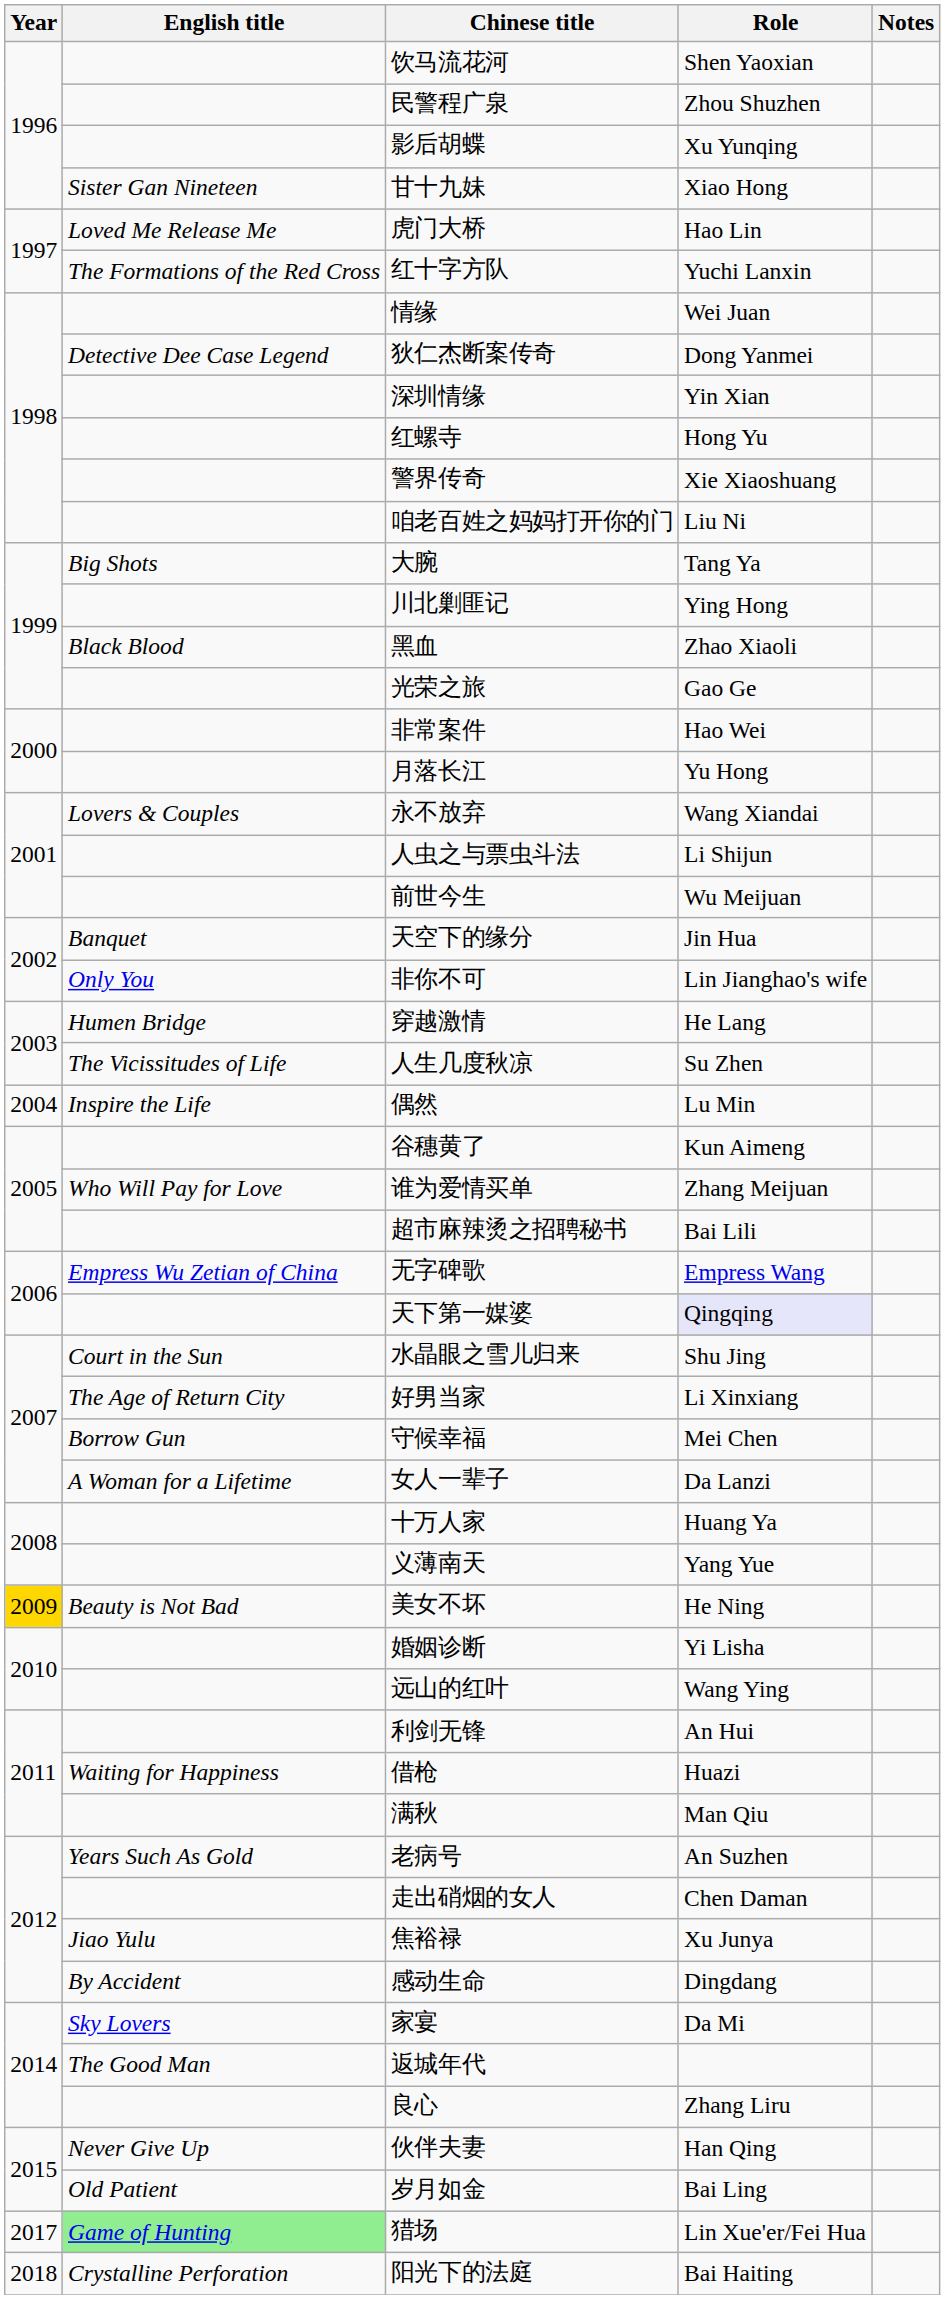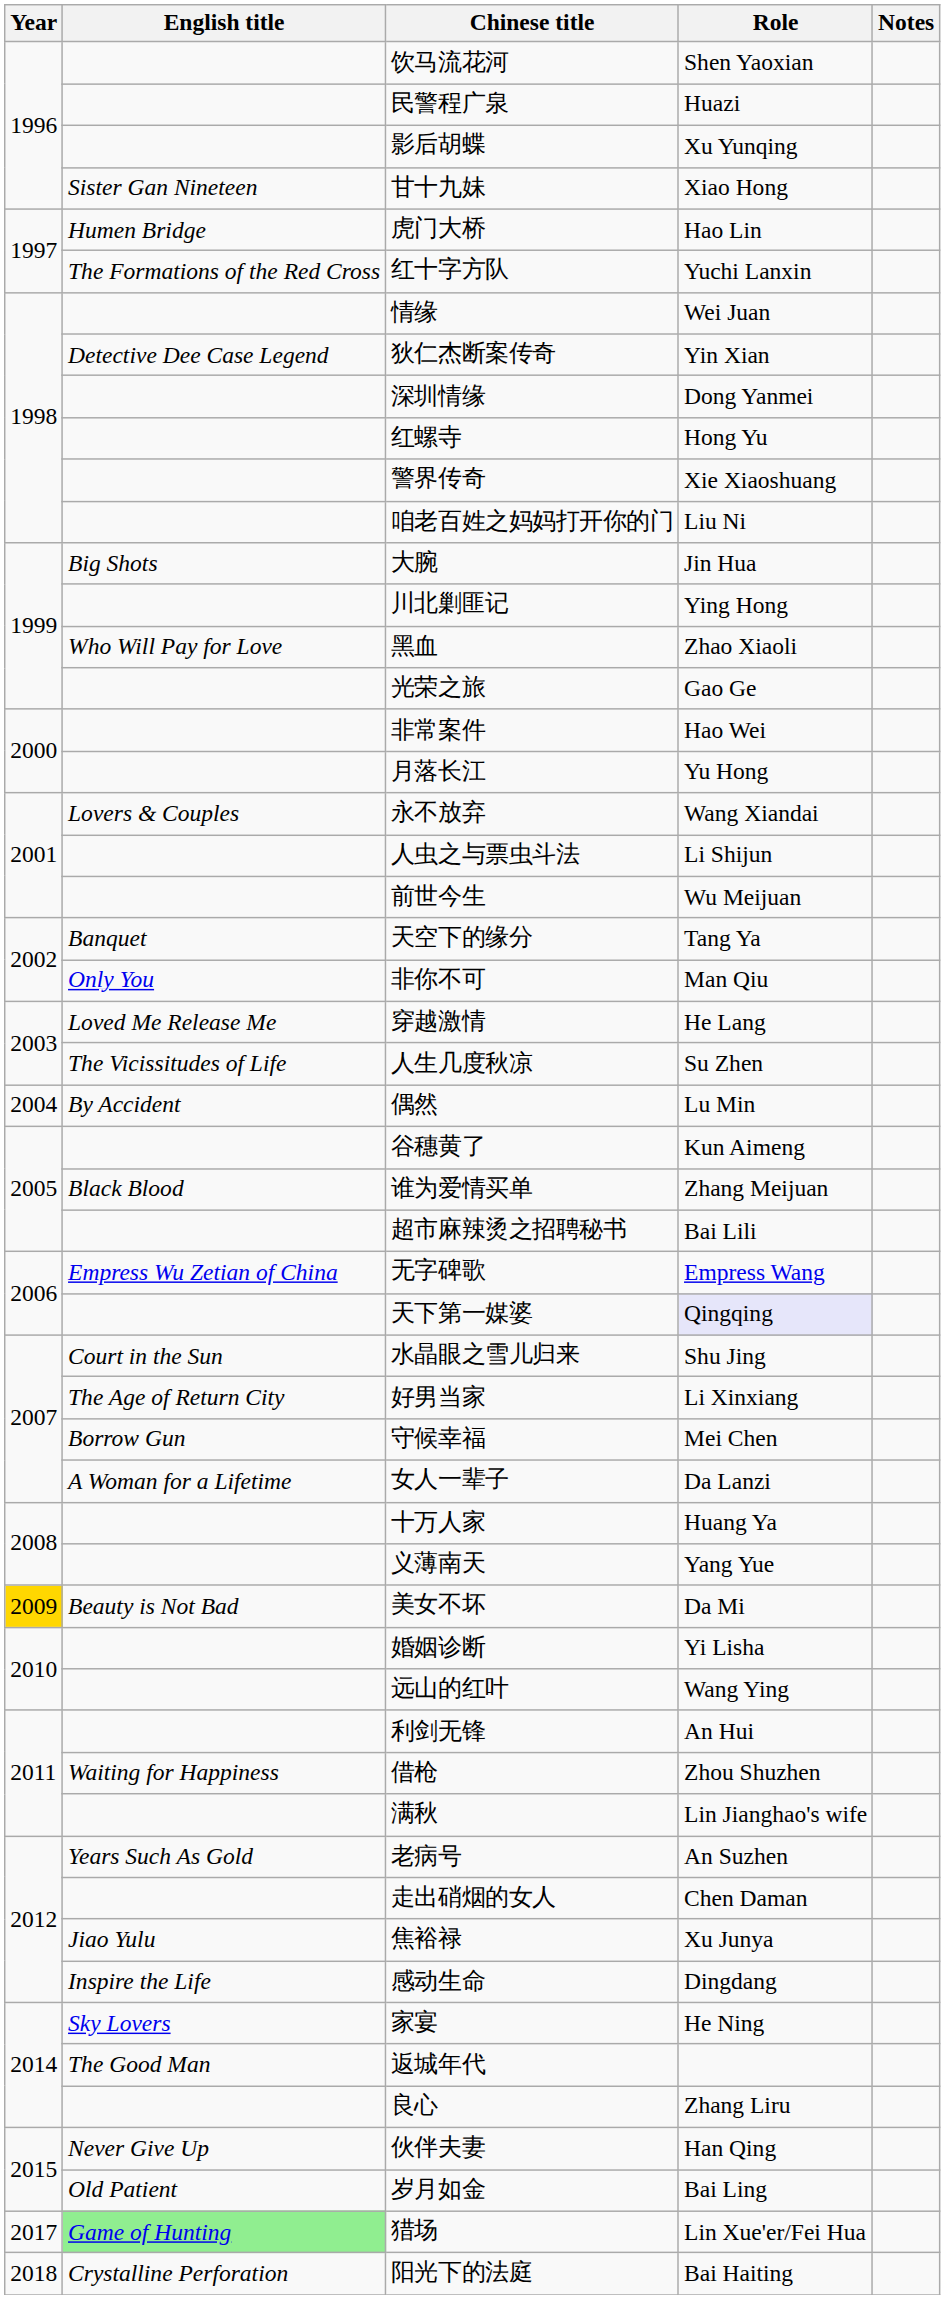(752, 104) Zhou Shuzhen -> (712, 104) Huazi
(172, 229) Loved Me Release Me -> (137, 229) Humen Bridge
(749, 354) Dong Yanmei -> (727, 354) Yin Xian
(727, 396) Yin Xian -> (749, 396) Dong Yanmei
(722, 563) Tang Ya -> (720, 563) Jin Hua
(126, 646) Black Blood -> (175, 646) Who Will Pay for Love
(720, 938) Jin Hua -> (722, 938) Tang Ya
(776, 980) Lin Jianghao's wife -> (726, 980) Man Qiu
(137, 1022) Humen Bridge -> (172, 1022) Loved Me Release Me
(139, 1105) Inspire the Life -> (124, 1105) By Accident
(175, 1188) Who Will Pay for Love -> (126, 1188) Black Blood
(724, 1605) He Ning -> (714, 1605) Da Mi
(712, 1772) Huazi -> (752, 1772) Zhou Shuzhen
(726, 1814) Man Qiu -> (776, 1814) Lin Jianghao's wife
(124, 1981) By Accident -> (139, 1981) Inspire the Life
(714, 2023) Da Mi -> (724, 2023) He Ning
